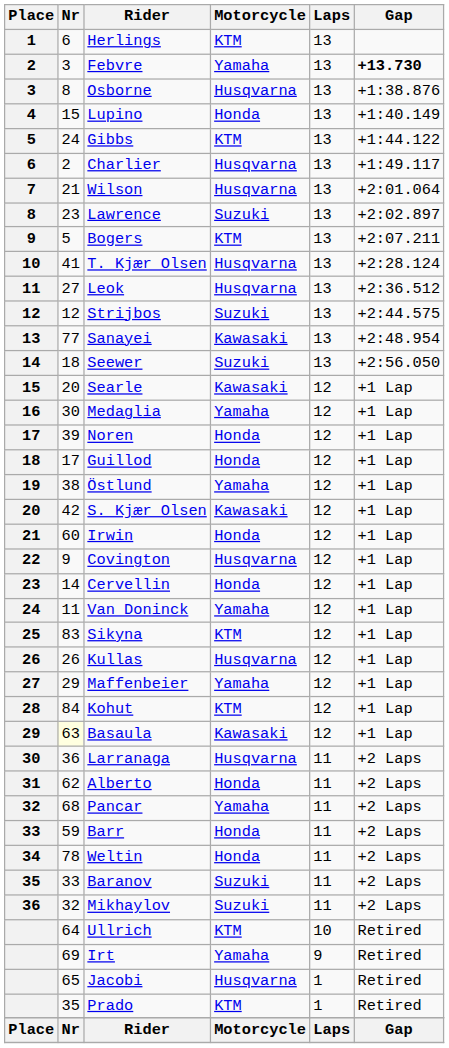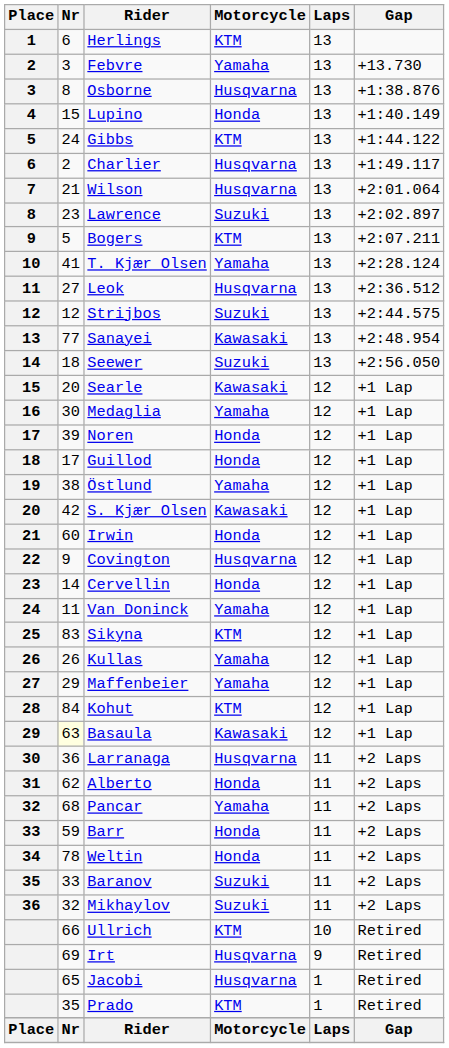(390, 67) bold -> (390, 67) normal
(255, 265) Husqvarna -> (242, 265) Yamaha
(255, 660) Husqvarna -> (242, 660) Yamaha
(71, 932) 64 -> (71, 932) 66
(242, 957) Yamaha -> (255, 957) Husqvarna
